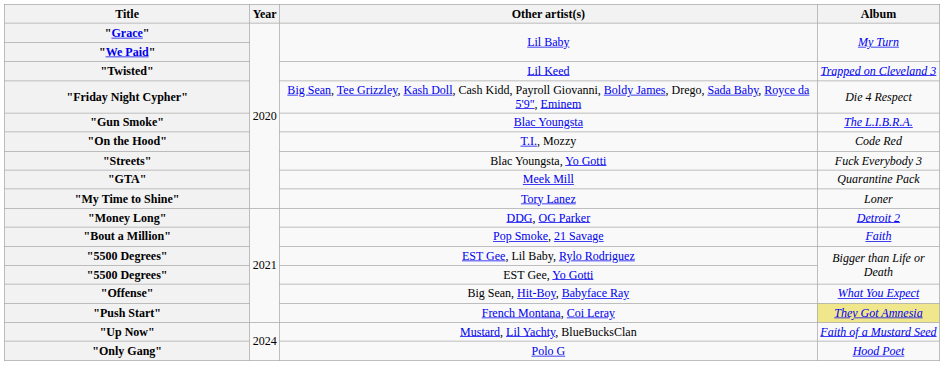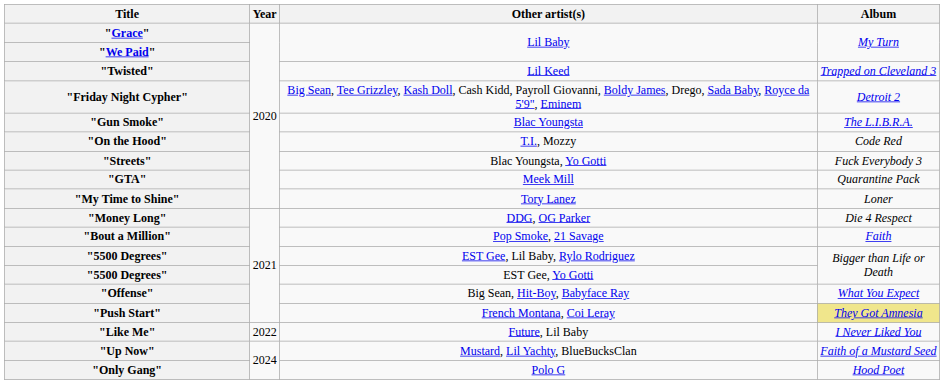(878, 96) Die 4 Respect -> (878, 96) Detroit 2
(878, 217) Detroit 2 -> (878, 217) Die 4 Respect
+ row: (127, 332)
